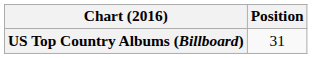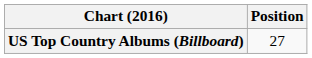(277, 41) 31 -> (277, 41) 27
